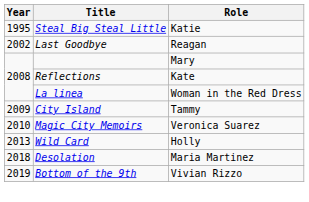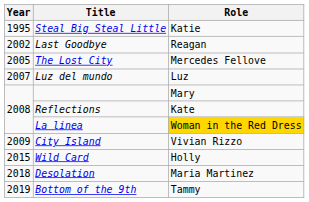+ row: (74, 61)
+ row: (74, 77)
(236, 93) no background -> (236, 125) gold background
(186, 109) Tammy -> (206, 141) Vivian Rizzo
- row: (89, 125)
(19, 141) 2013 -> (19, 157) 2015
(206, 173) Vivian Rizzo -> (186, 190) Tammy
